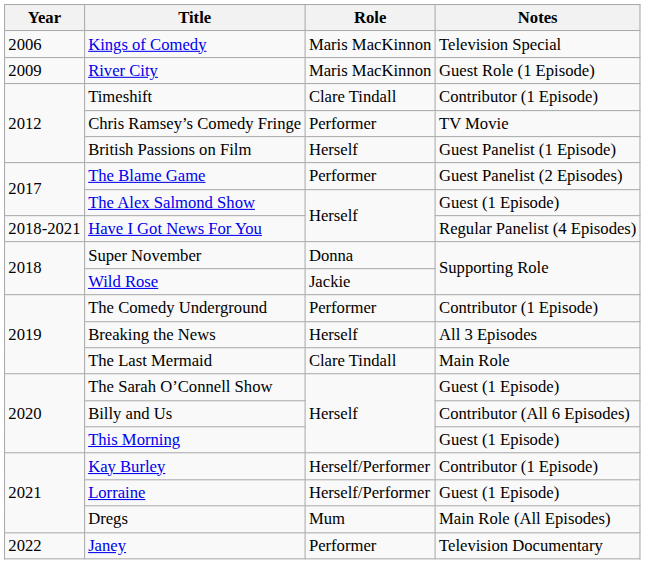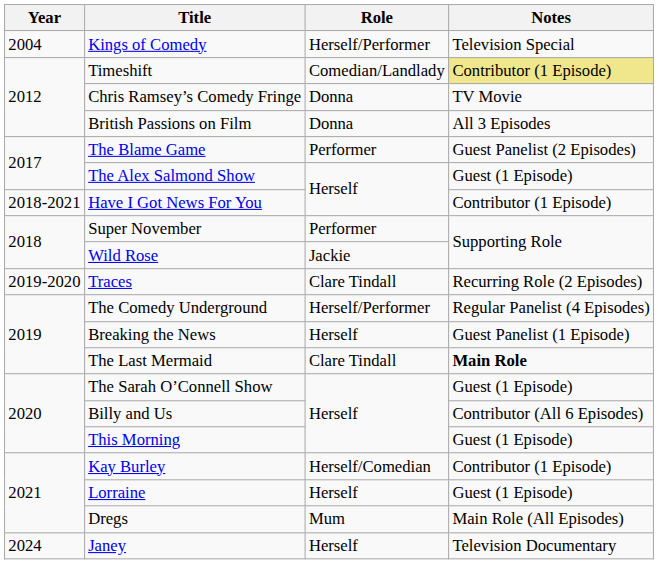(25, 44) 2006 -> (25, 44) 2004
(370, 44) Maris MacKinnon -> (369, 44) Herself/Performer
- row: (123, 70)
(353, 96) Clare Tindall -> (377, 70) Comedian/Landlady
(519, 96) no background -> (532, 70) khaki background
(343, 123) Performer -> (331, 96) Donna
(333, 149) Herself -> (331, 123) Donna
(528, 149) Guest Panelist (1 Episode) -> (501, 123) All 3 Episodes
(538, 228) Regular Panelist (4 Episodes) -> (532, 202) Contributor (1 Episode)
(331, 255) Donna -> (343, 228) Performer
+ row: (110, 281)
(343, 307) Performer -> (369, 307) Herself/Performer
(519, 307) Contributor (1 Episode) -> (551, 307) Regular Panelist (4 Episodes)
(488, 334) All 3 Episodes -> (541, 334) Guest Panelist (1 Episode)
(474, 360) normal -> (490, 360) bold
(369, 466) Herself/Performer -> (370, 466) Herself/Comedian
(369, 492) Herself/Performer -> (333, 492) Herself
(25, 545) 2022 -> (25, 545) 2024
(343, 545) Performer -> (333, 545) Herself
